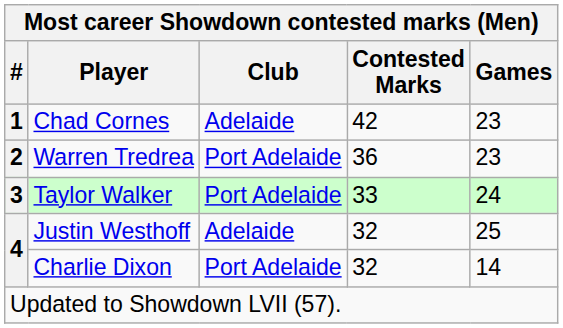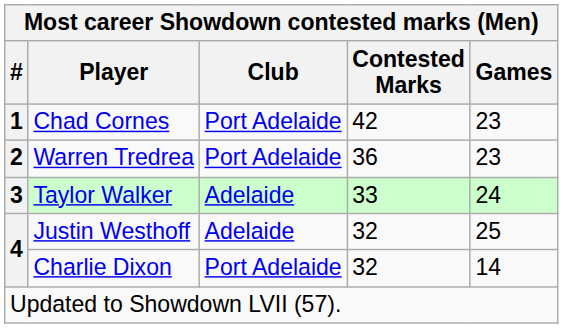(249, 121) Adelaide -> (273, 121) Port Adelaide
(273, 194) Port Adelaide -> (249, 194) Adelaide
